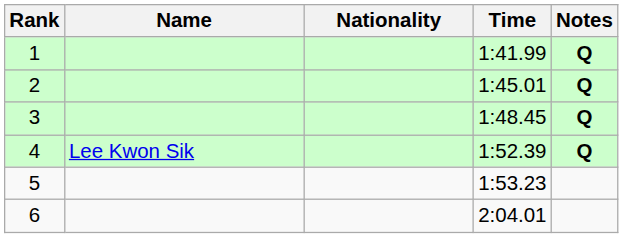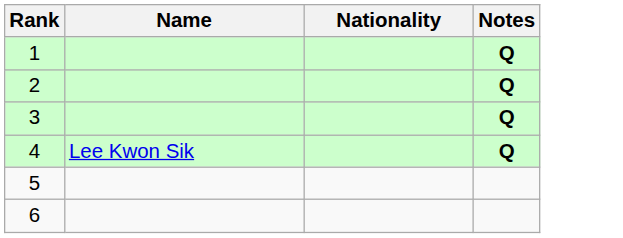- column: (512, 20)
